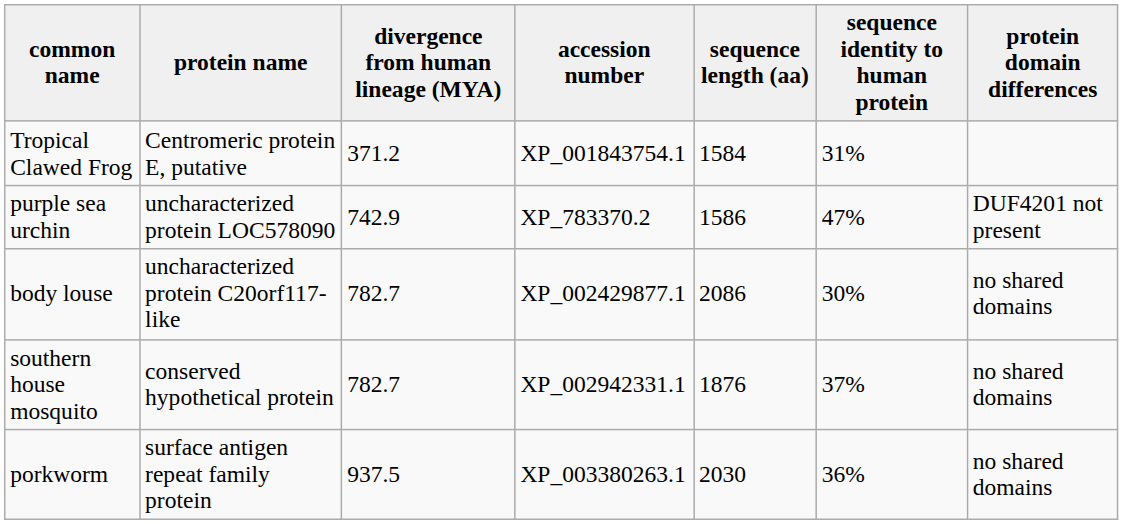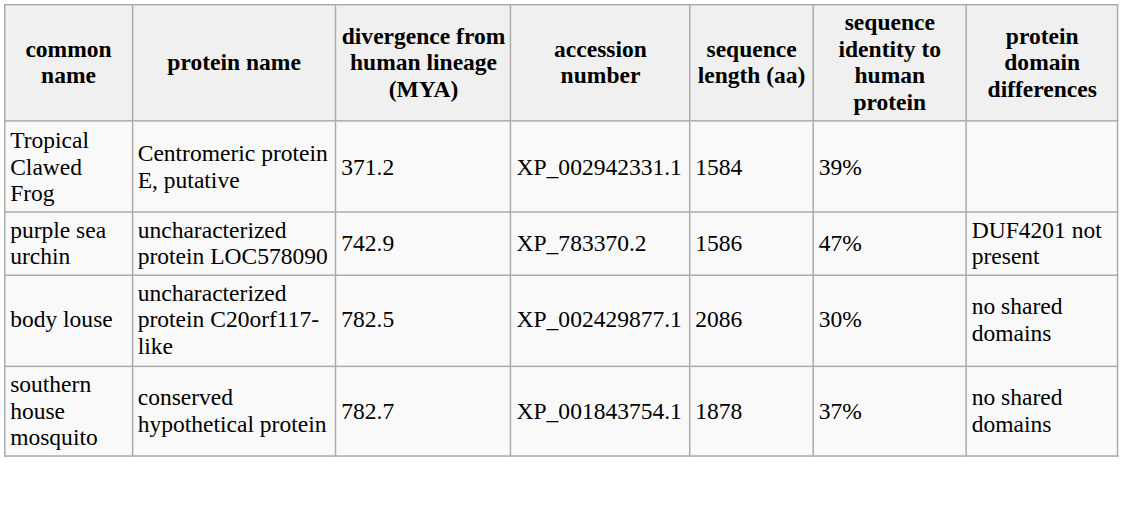(603, 153) XP_001843754.1 -> (599, 166) XP_002942331.1
(843, 153) 31% -> (840, 166) 39%
(374, 293) 782.7 -> (368, 320) 782.5
(603, 384) XP_002942331.1 -> (599, 410) XP_001843754.1
(723, 384) 1876 -> (719, 410) 1878
- row: (59, 474)
